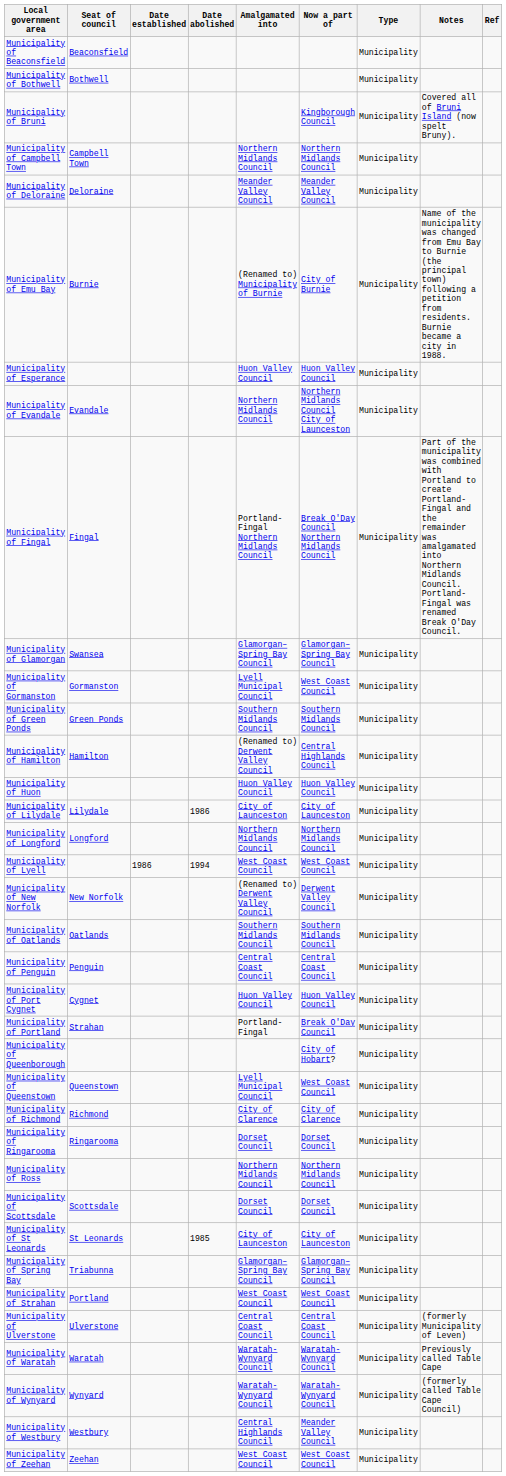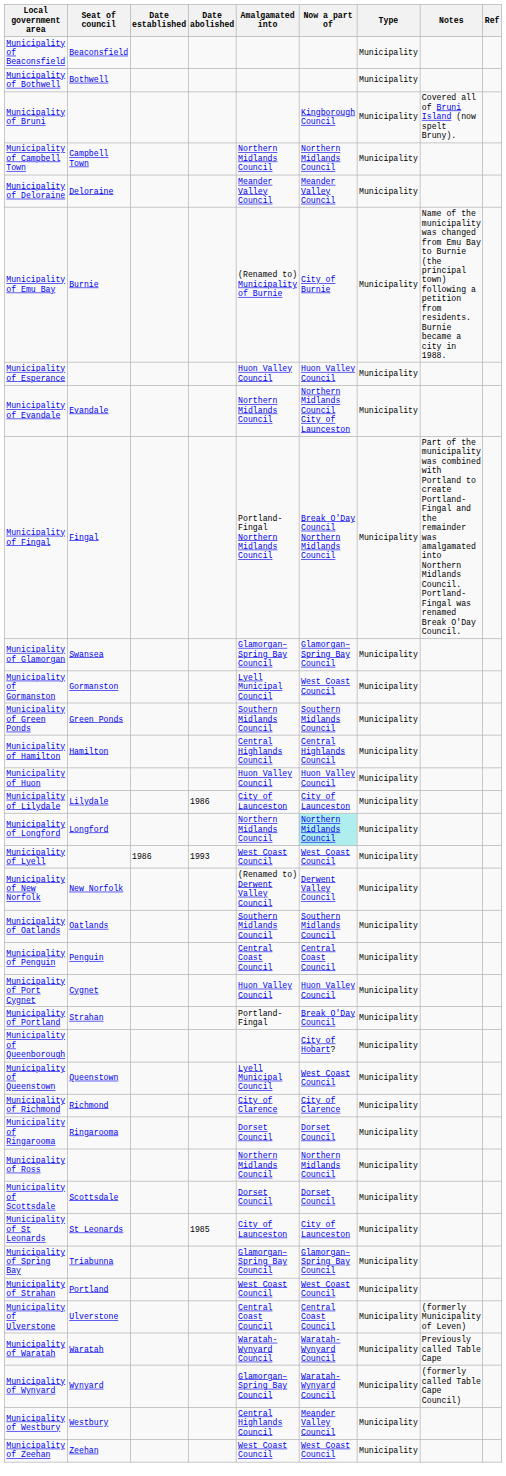(268, 756) (Renamed to) Derwent Valley Council -> (260, 752) Central Highlands Council
(321, 839) no background -> (321, 829) paleturquoise background
(200, 866) 1994 -> (200, 857) 1993
(258, 1396) Waratah-Wynyard Council -> (263, 1386) Glamorgan–Spring Bay Council
